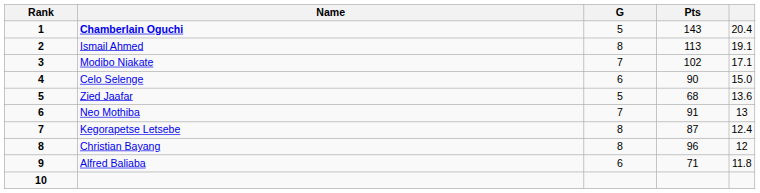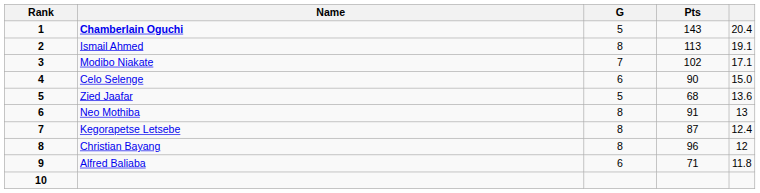(620, 113) 7 -> (620, 113) 8
